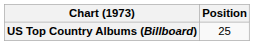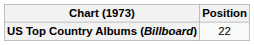(225, 31) 25 -> (225, 31) 22
